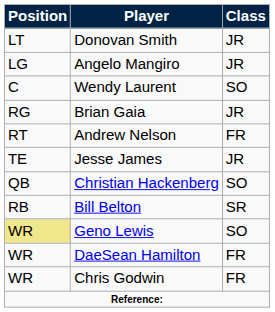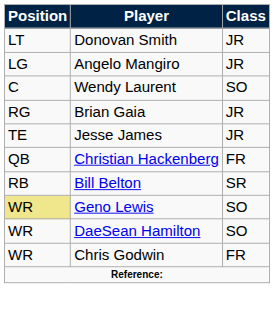- row: (125, 135)
(237, 183) SO -> (236, 159) FR
(236, 254) FR -> (237, 231) SO
